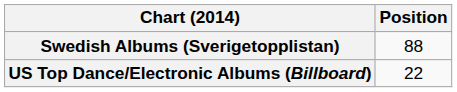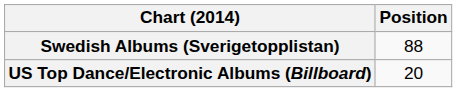(413, 73) 22 -> (413, 73) 20
